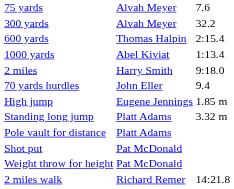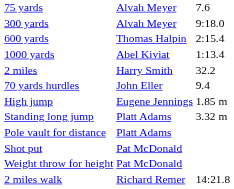(206, 23) 32.2 -> (210, 23) 9:18.0
(210, 70) 9:18.0 -> (206, 70) 32.2
